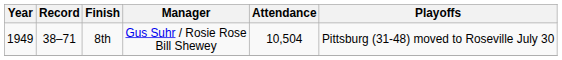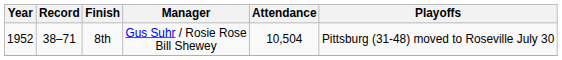(20, 39) 1949 -> (20, 39) 1952
